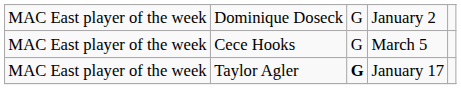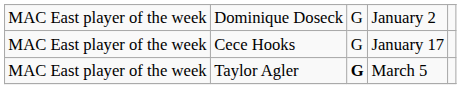(399, 44) March 5 -> (408, 44) January 17
(408, 70) January 17 -> (399, 70) March 5
